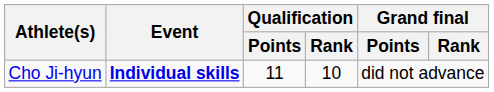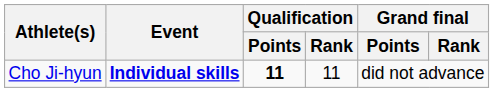(275, 73) normal -> (275, 73) bold
(332, 73) 10 -> (332, 73) 11
